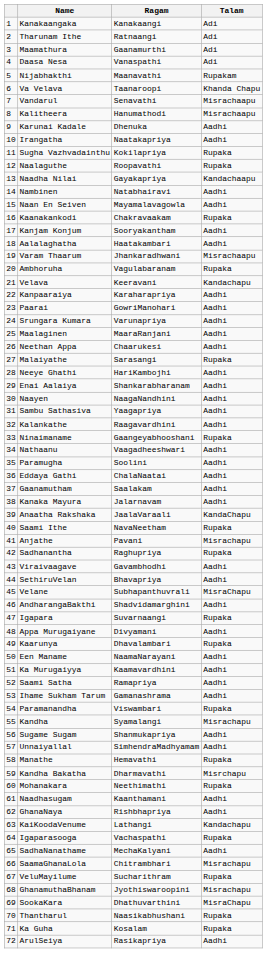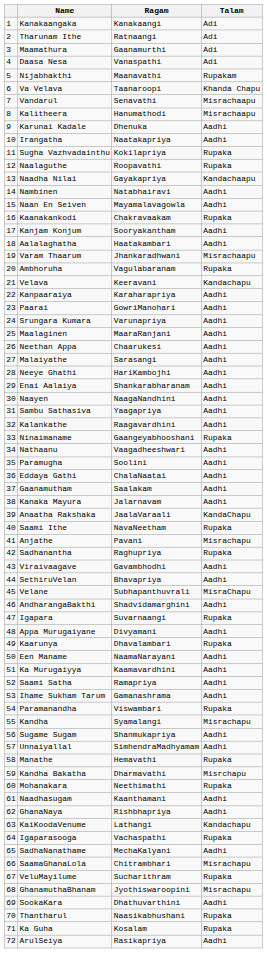(217, 360) Rupaka -> (215, 360) Aadhi
(227, 903) MisraChapu -> (215, 903) Aadhi
